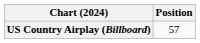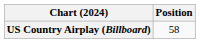(174, 30) 57 -> (174, 30) 58
